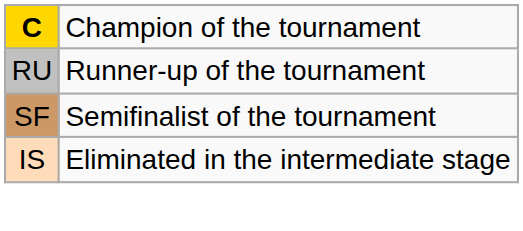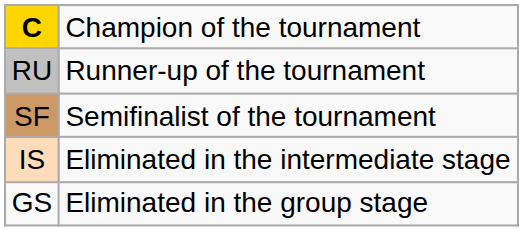+ row: (32, 203)
